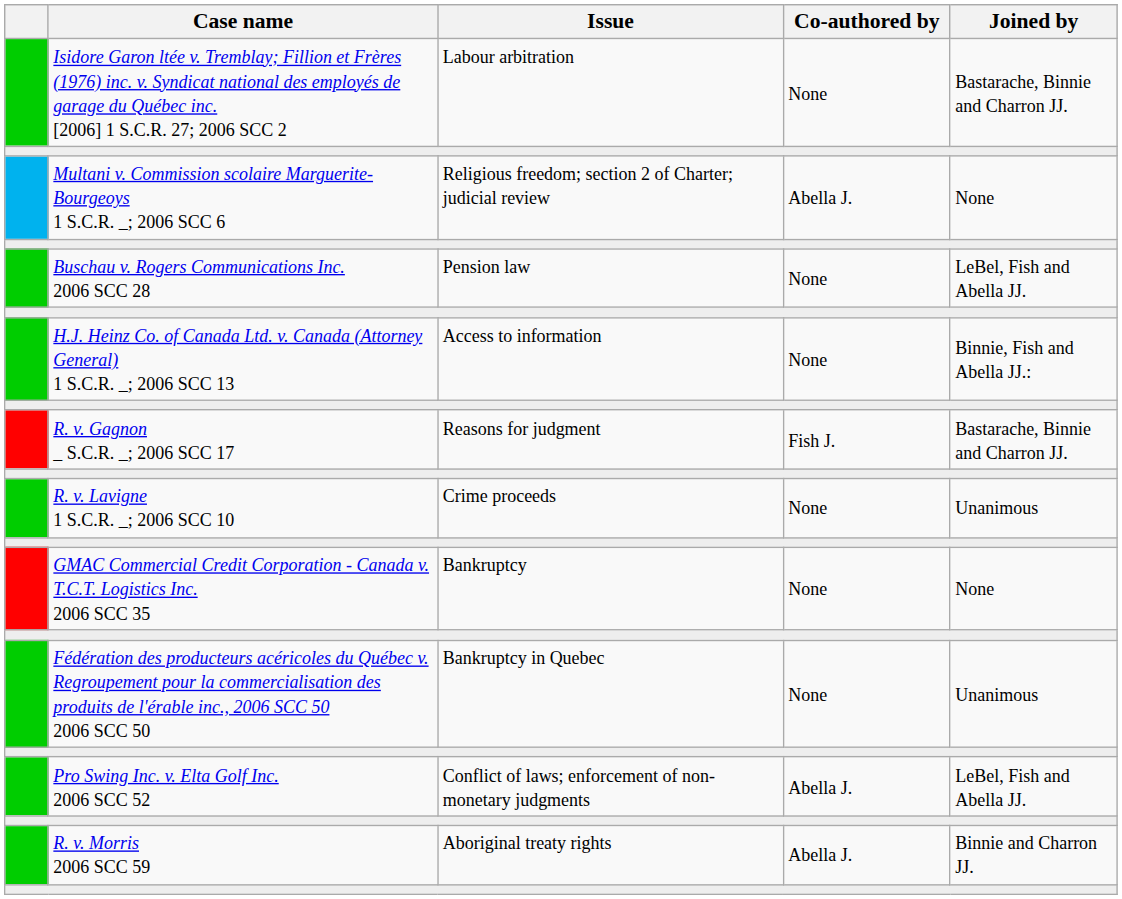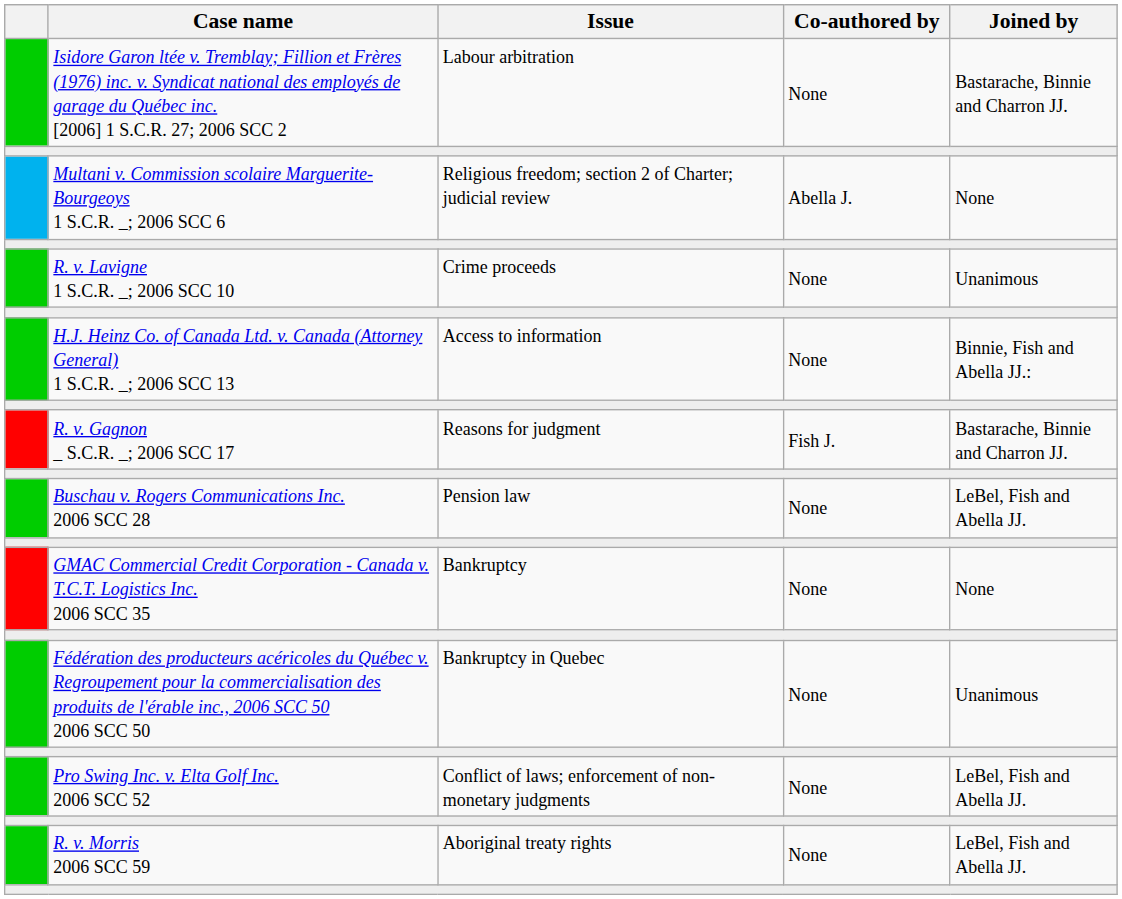rows swapped: (144, 509) <-> (199, 279)
(820, 787) Abella J. -> (808, 787) None
(820, 856) Abella J. -> (808, 856) None
(1026, 856) Binnie and Charron JJ. -> (1012, 856) LeBel, Fish and Abella JJ.
